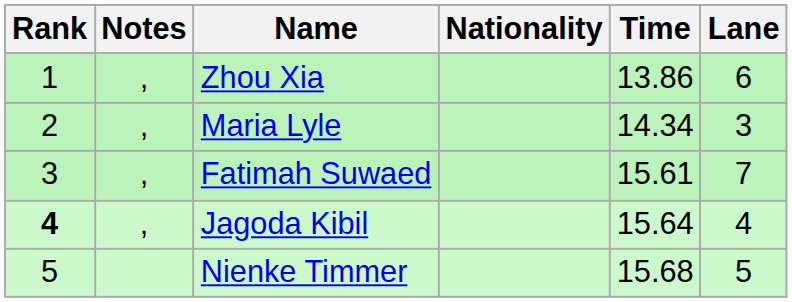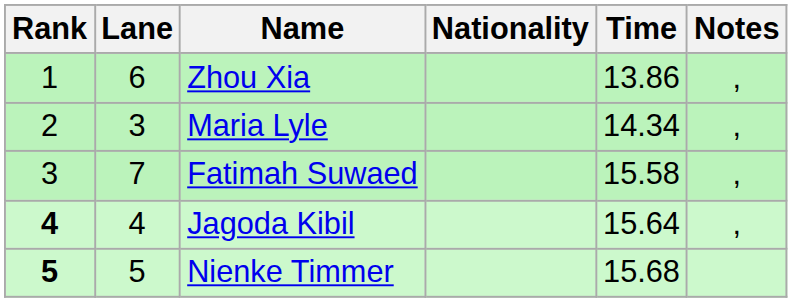columns swapped: (744, 28) <-> (144, 28)
(655, 175) 15.61 -> (642, 175) 15.58
(50, 272) normal -> (50, 272) bold
